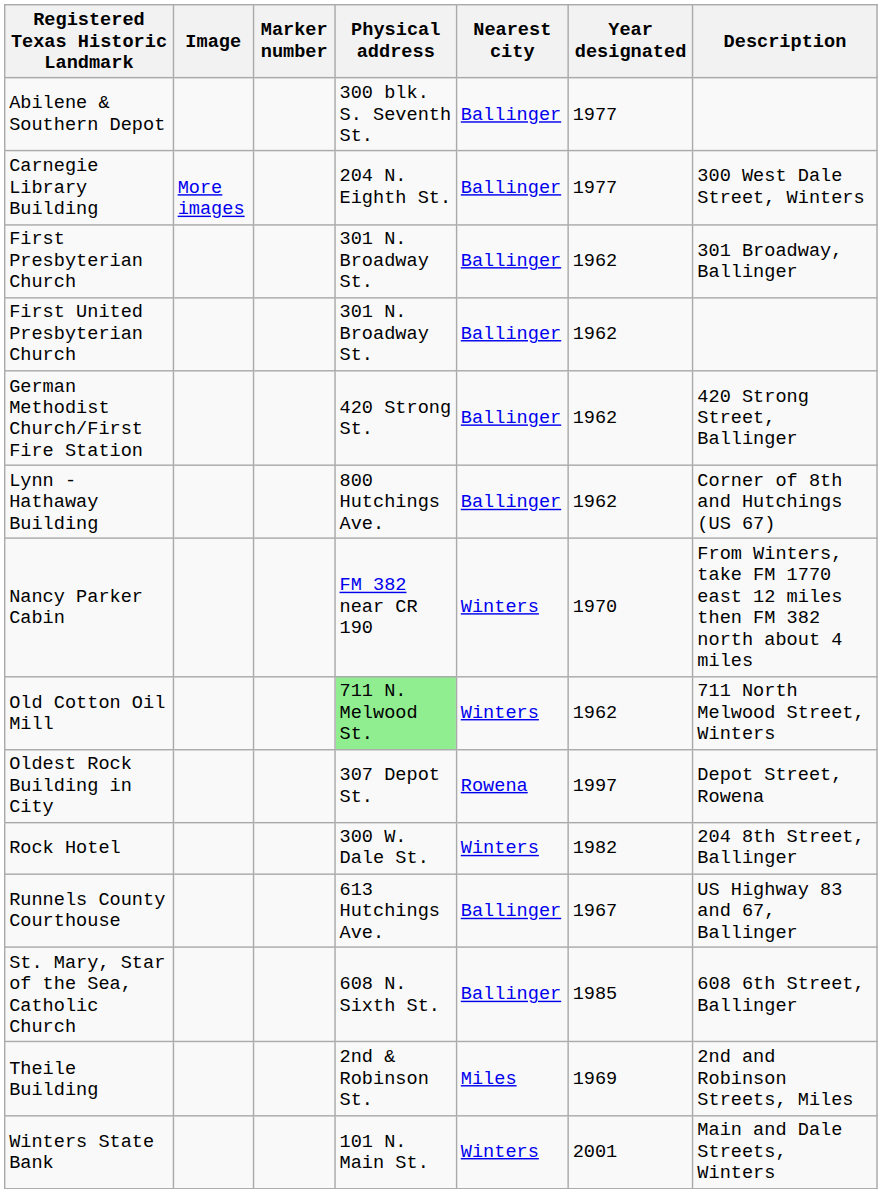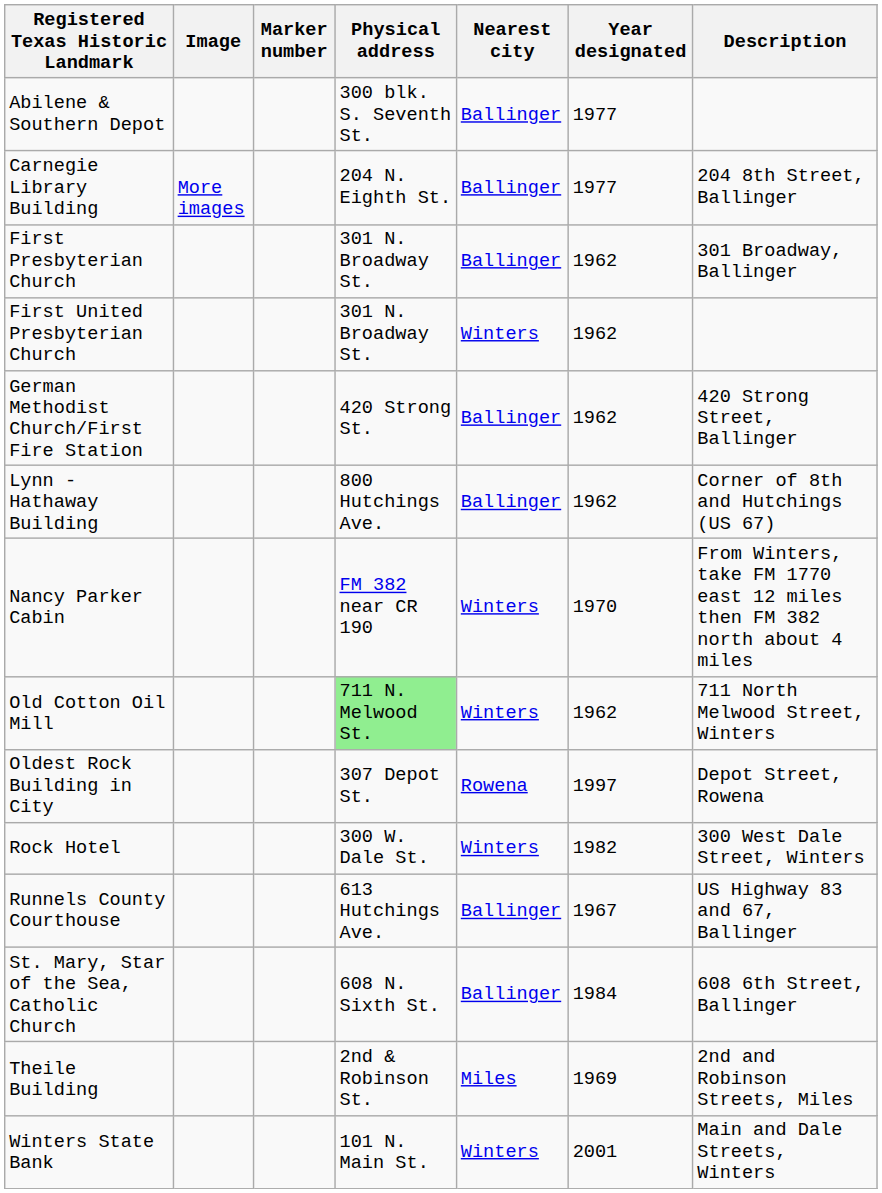(781, 188) 300 West Dale Street, Winters -> (781, 188) 204 8th Street, Ballinger
(511, 334) Ballinger -> (500, 334) Winters
(781, 848) 204 8th Street, Ballinger -> (781, 848) 300 West Dale Street, Winters
(595, 995) 1985 -> (595, 995) 1984
